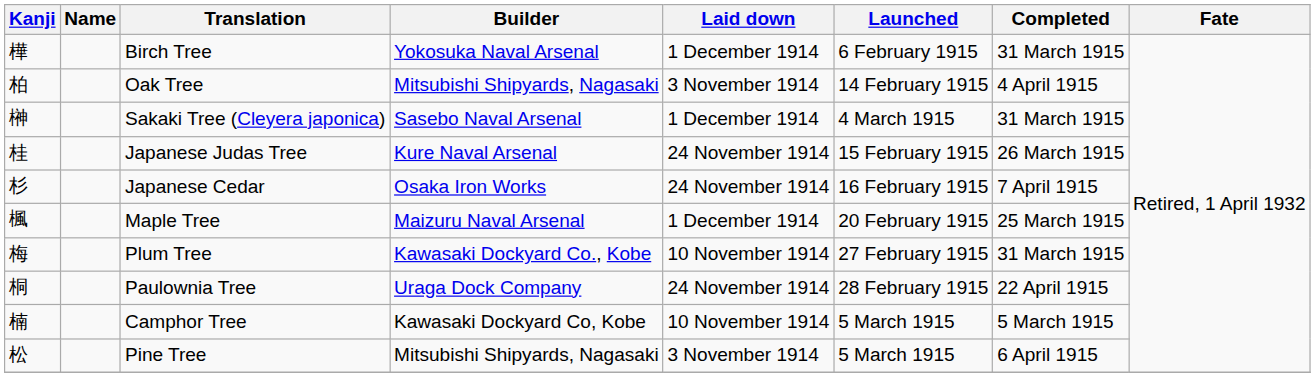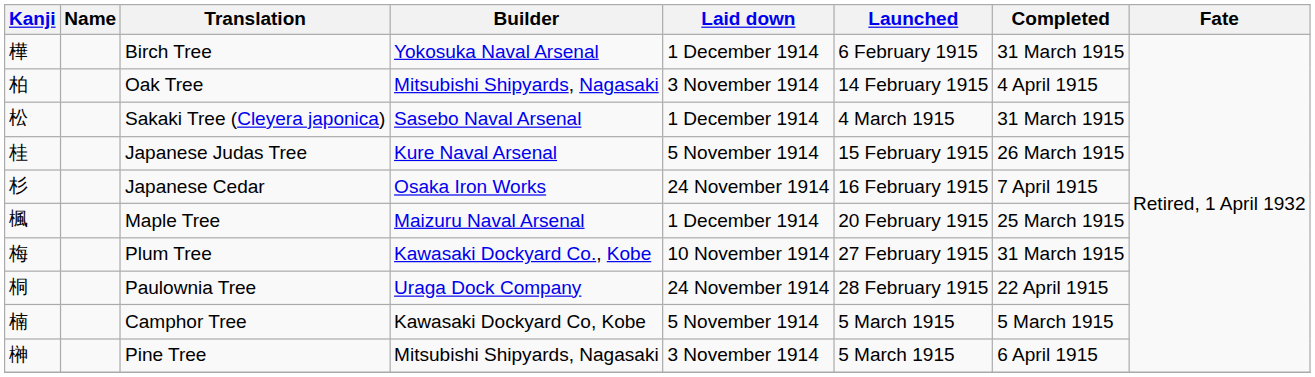(19, 118) 榊 -> (19, 118) 松
(748, 152) 24 November 1914 -> (743, 152) 5 November 1914
(748, 321) 10 November 1914 -> (743, 321) 5 November 1914
(19, 354) 松 -> (19, 354) 榊
